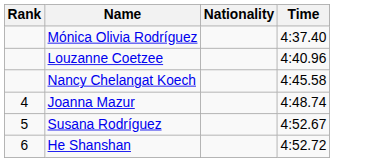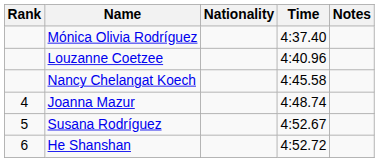+ column: (352, 15)
